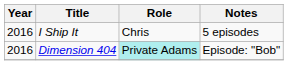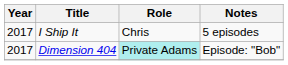(20, 32) 2016 -> (20, 32) 2017
(20, 50) 2016 -> (20, 50) 2017
